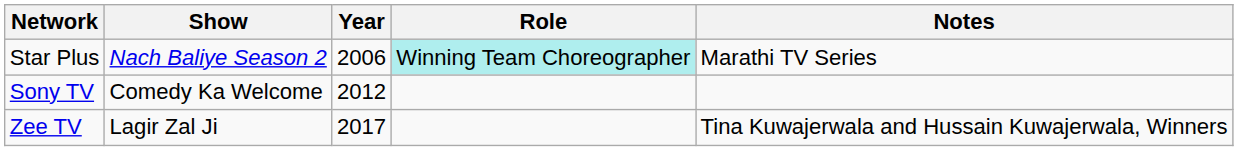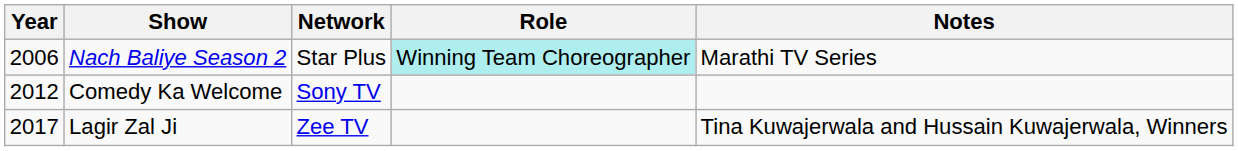columns swapped: (362, 22) <-> (55, 22)
